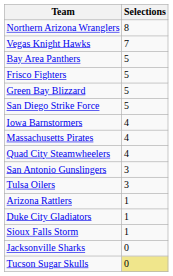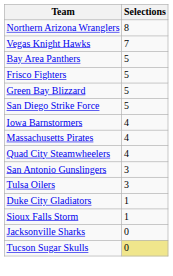- row: (39, 201)
